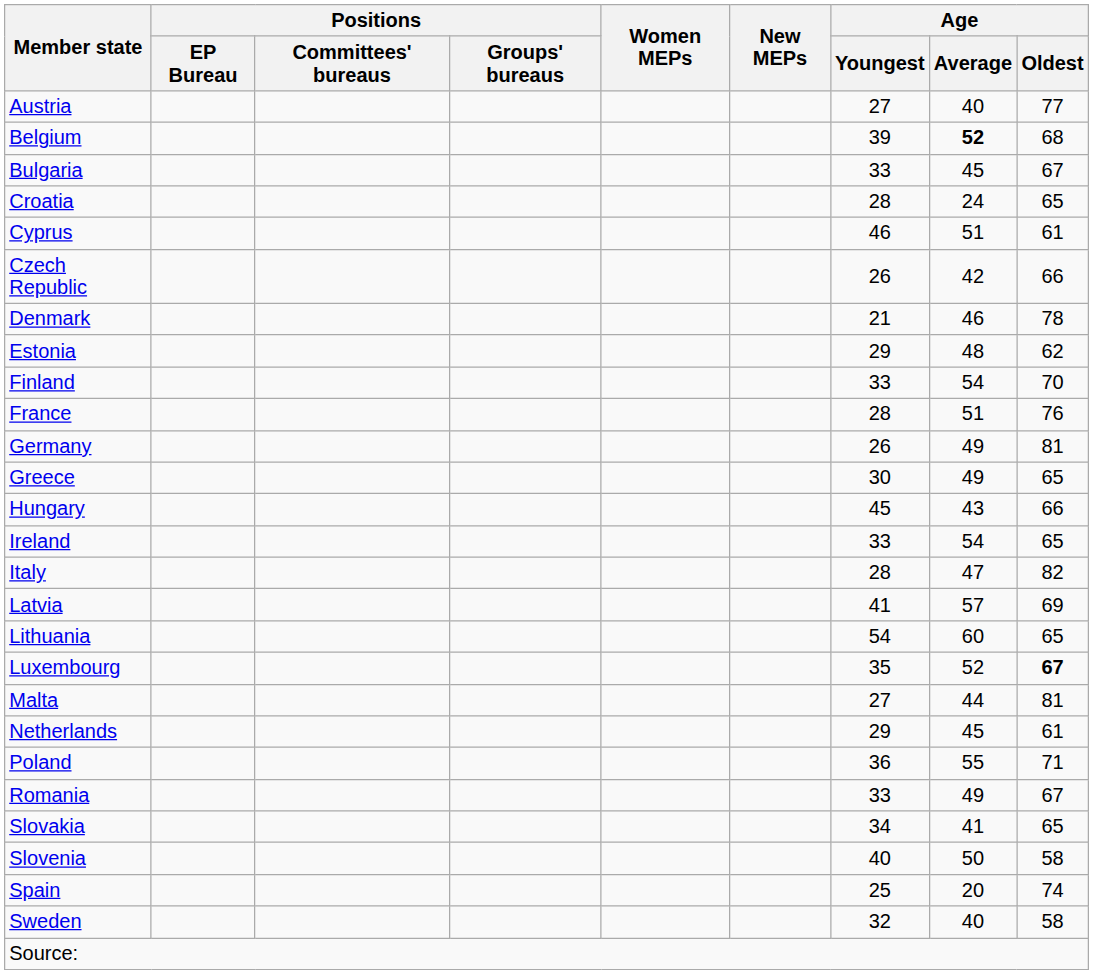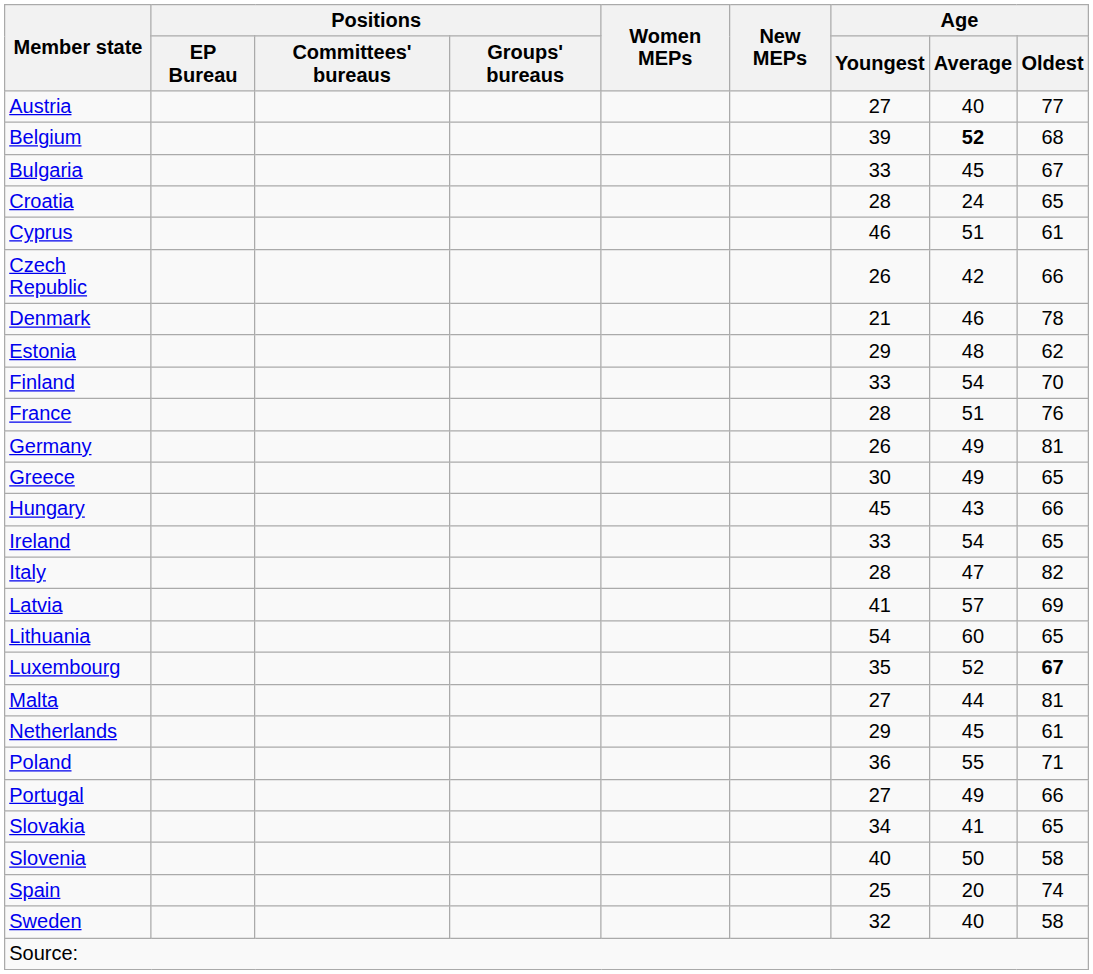+ row: (46, 794)
- row: (49, 794)
